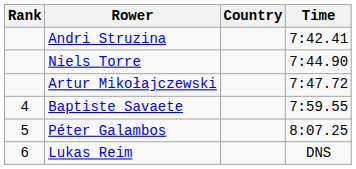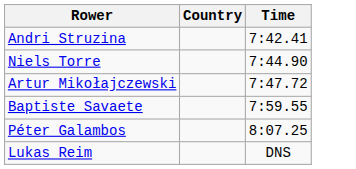- column: (25, 16)
